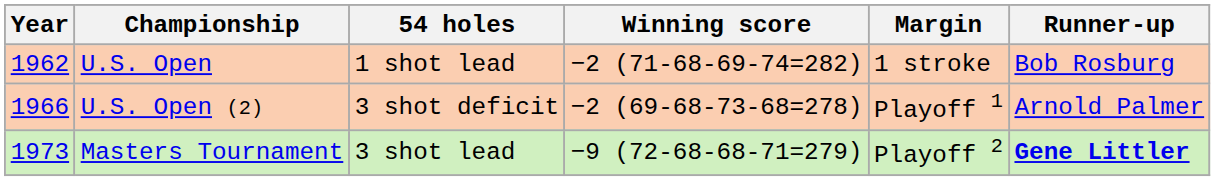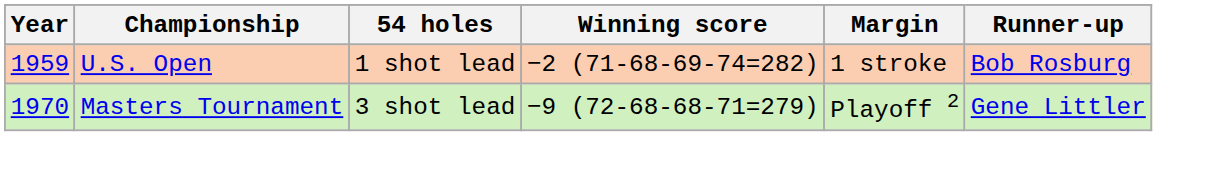(40, 64) 1962 -> (40, 64) 1959
- row: (172, 107)
(40, 153) 1973 -> (40, 107) 1970
(1102, 153) bold -> (1058, 107) normal
